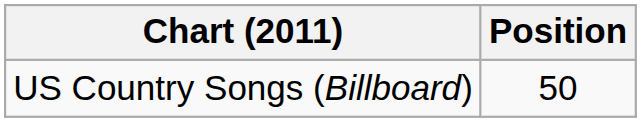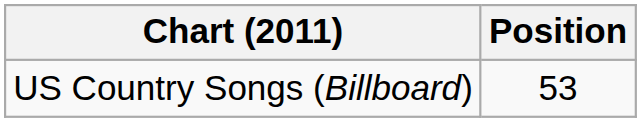(558, 87) 50 -> (558, 87) 53
